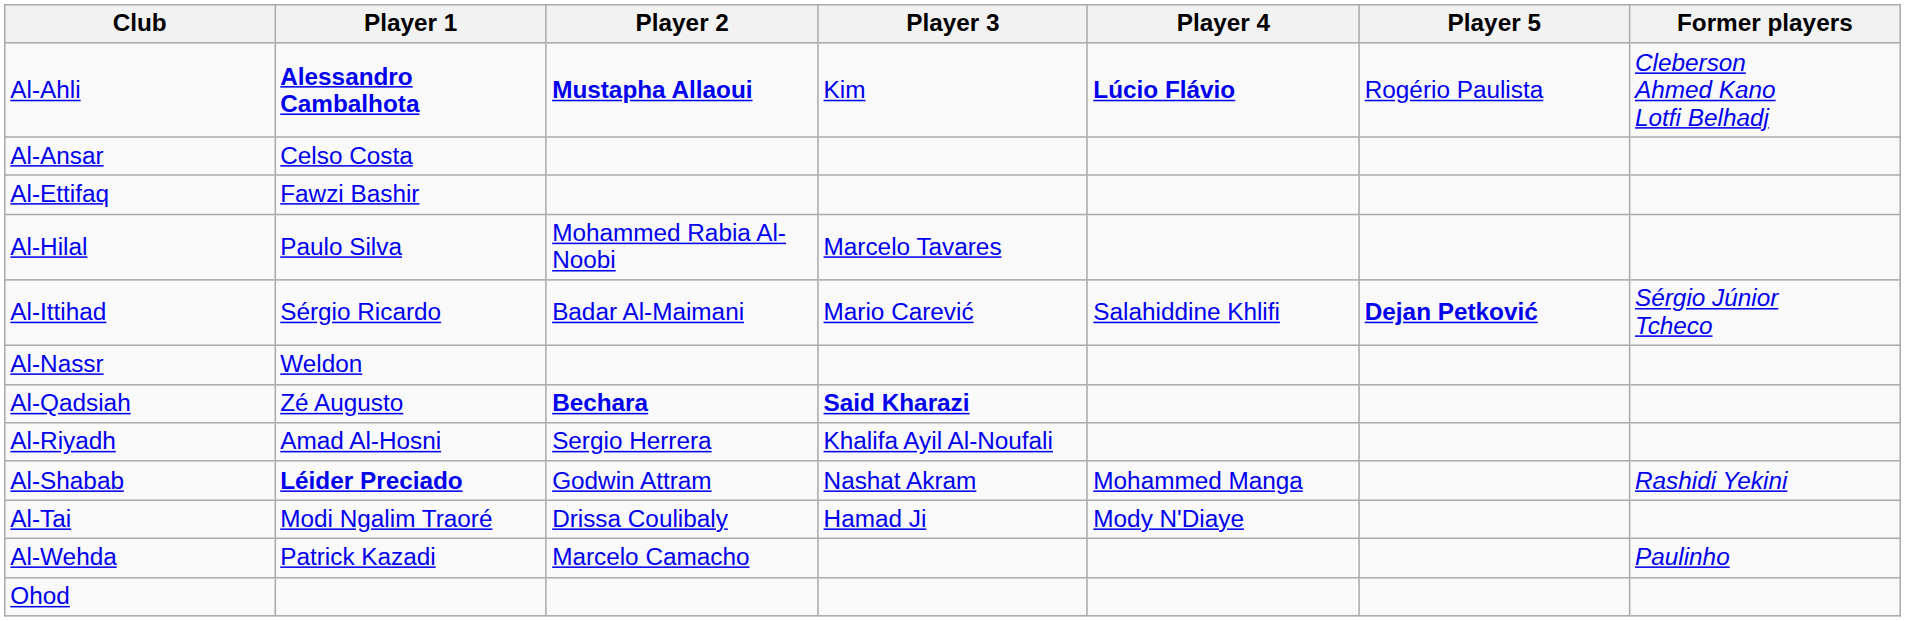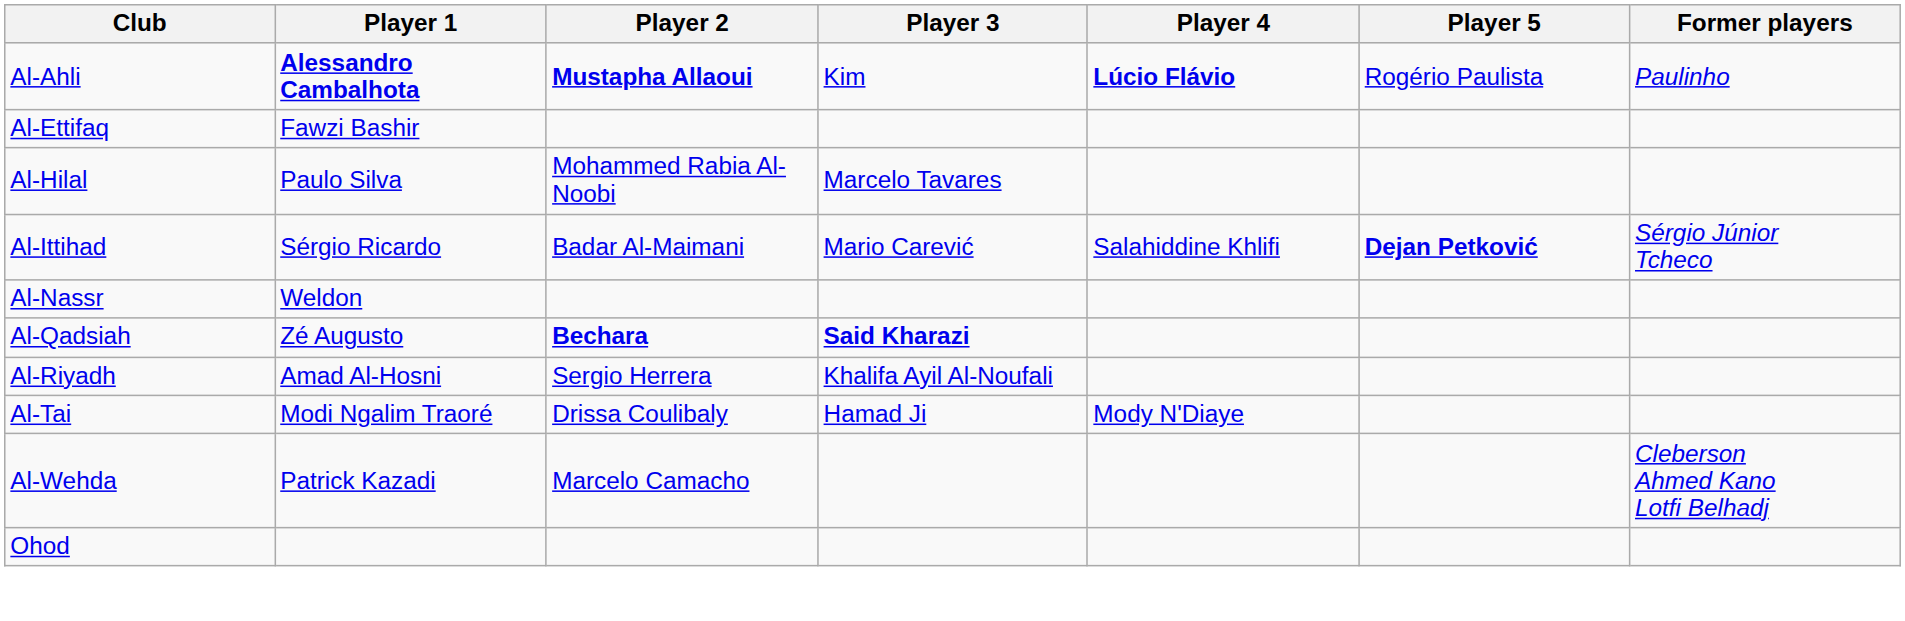(1705, 89) Cleberson Ahmed Kano Lotfi Belhadj -> (1682, 76) Paulinho
- row: (57, 155)
- row: (67, 480)
(1682, 557) Paulinho -> (1705, 480) Cleberson Ahmed Kano Lotfi Belhadj
